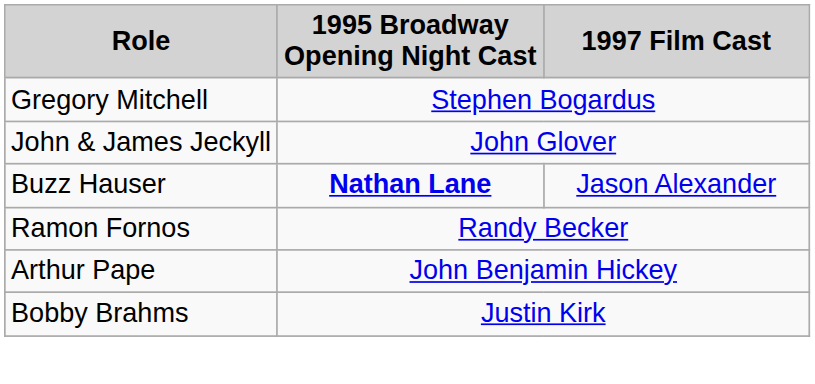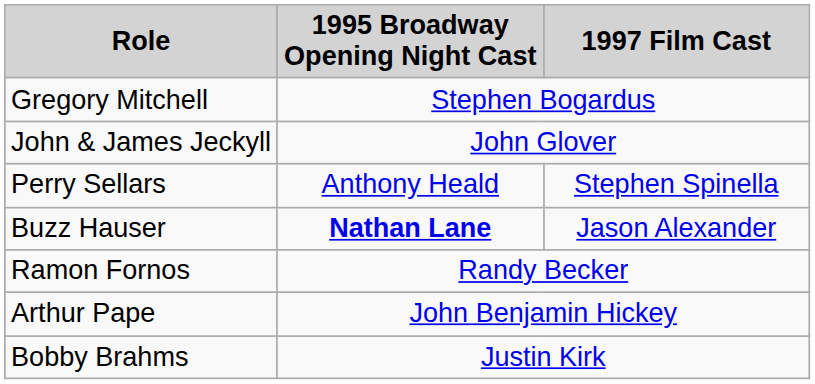+ row: (88, 185)
